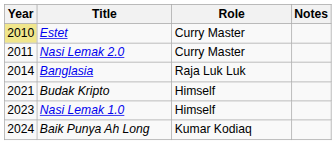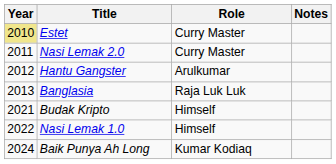+ row: (83, 71)
(21, 71) 2014 -> (21, 91) 2013
(21, 110) 2023 -> (21, 129) 2022
